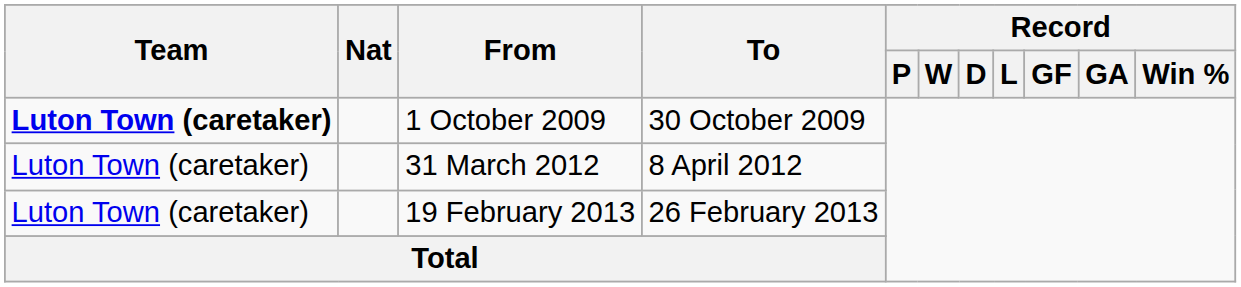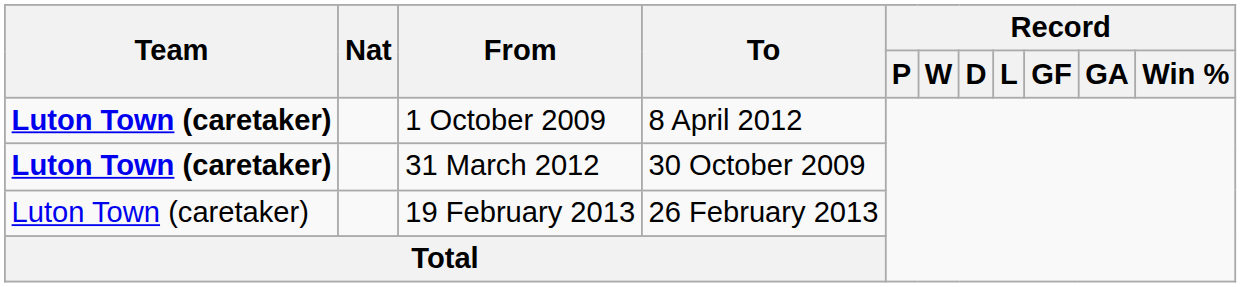(757, 119) 30 October 2009 -> (725, 119) 8 April 2012
(160, 166) normal -> (172, 166) bold
(725, 166) 8 April 2012 -> (757, 166) 30 October 2009
